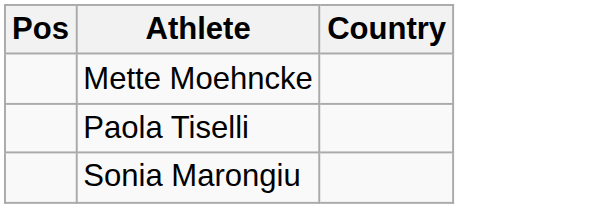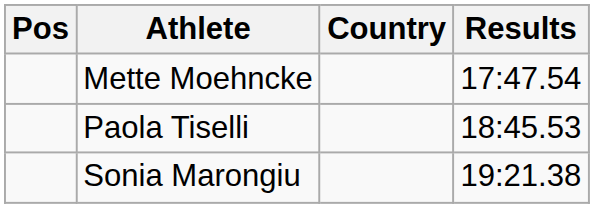+ column: (521, 29)
